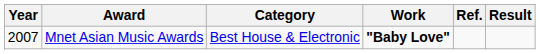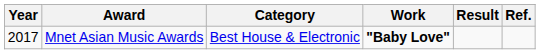columns swapped: (510, 15) <-> (469, 15)
(23, 37) 2007 -> (23, 37) 2017
